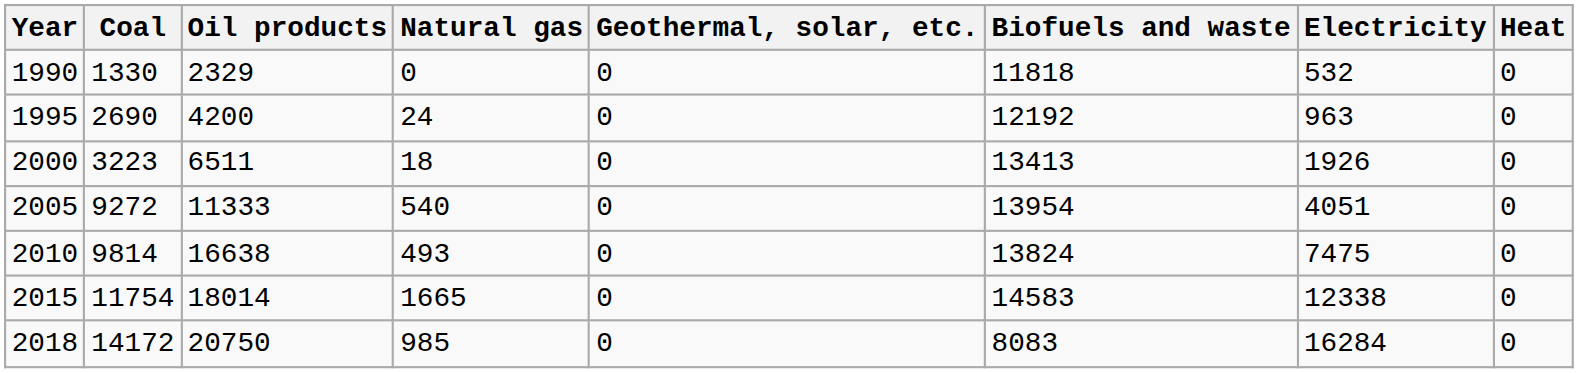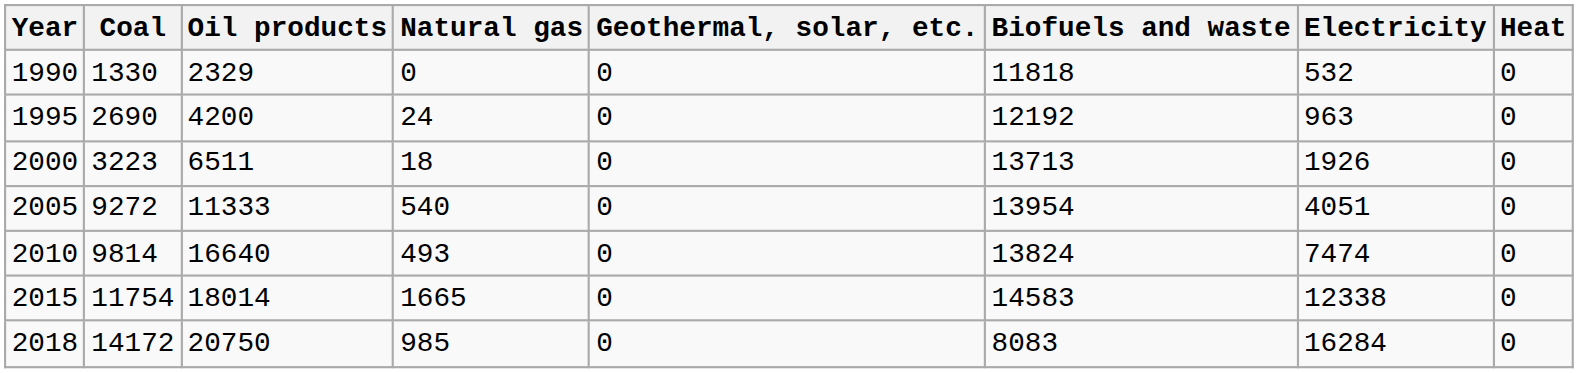(1033, 163) 13413 -> (1033, 163) 13713
(229, 253) 16638 -> (229, 253) 16640
(1337, 253) 7475 -> (1337, 253) 7474
